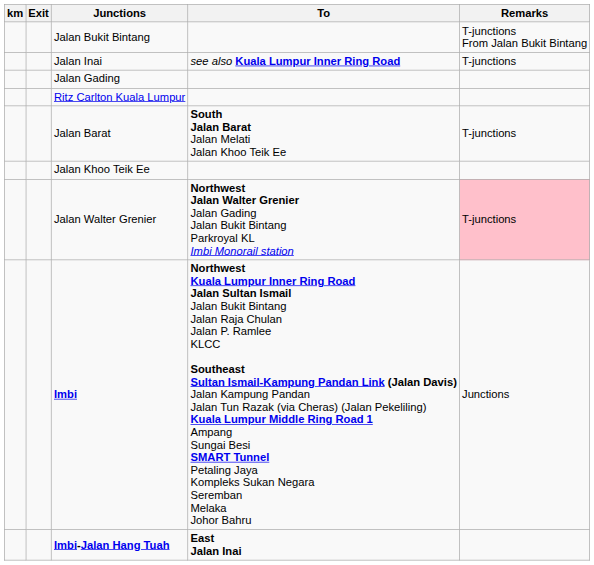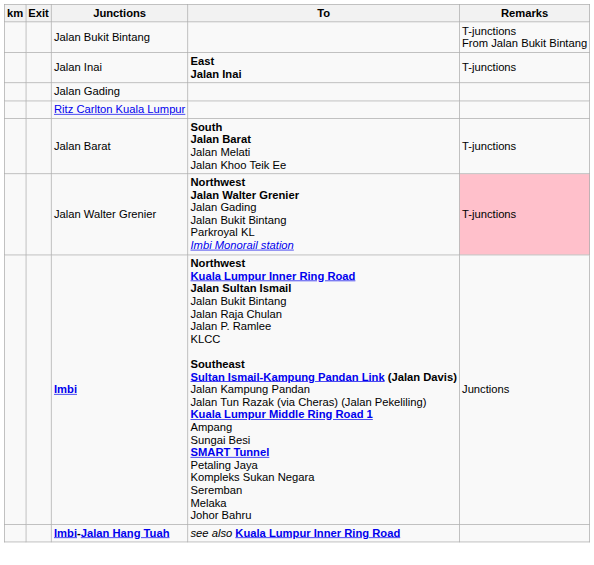(295, 61) see also Kuala Lumpur Inner Ring Road -> (216, 67) East Jalan Inai
- row: (102, 170)
(216, 544) East Jalan Inai -> (295, 533) see also Kuala Lumpur Inner Ring Road
